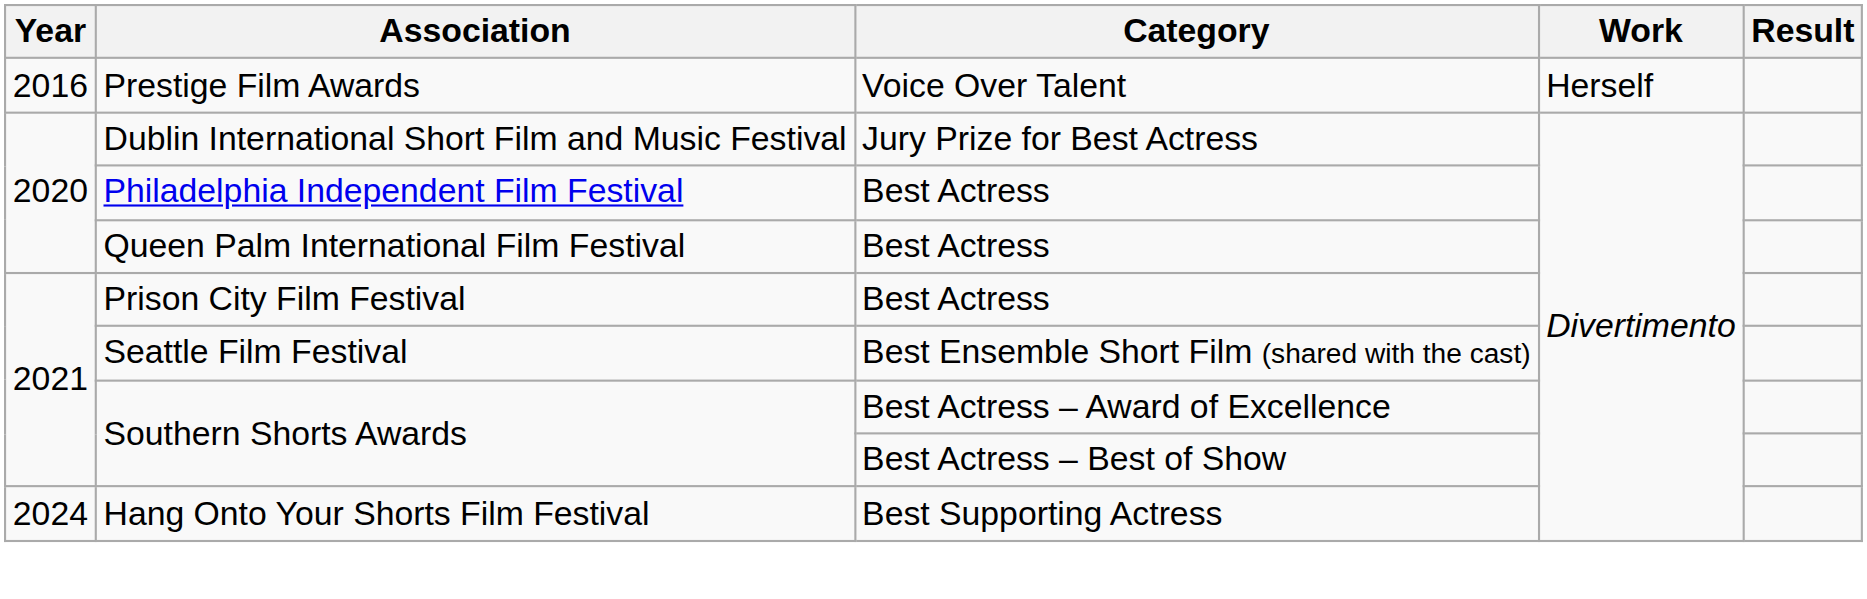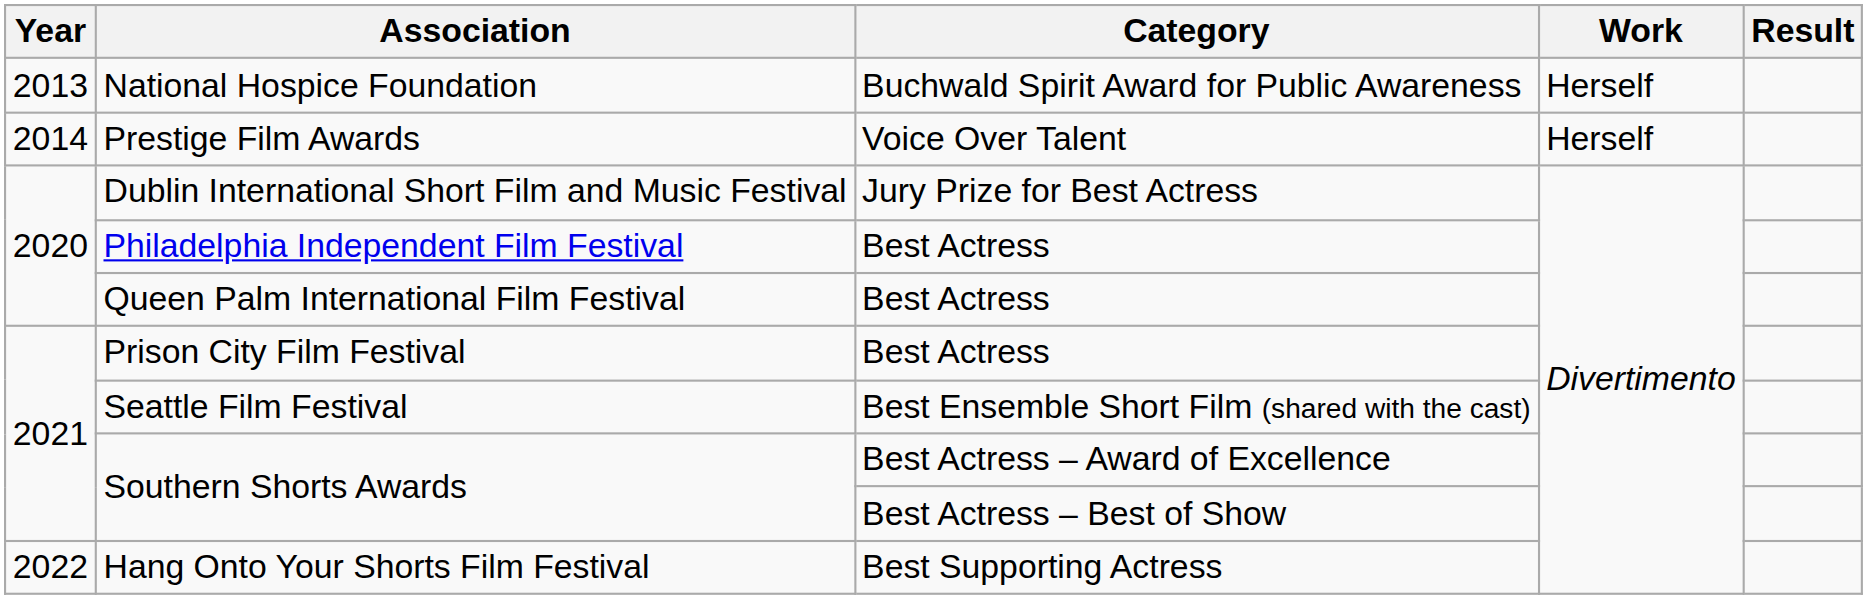+ row: (320, 84)
(50, 84) 2016 -> (50, 138) 2014
(50, 513) 2024 -> (50, 566) 2022
